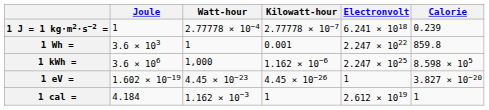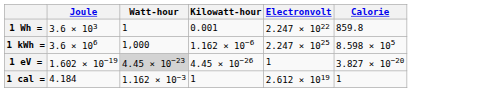- row: (57, 28)
(217, 79) no background -> (154, 62) lightgrey background
